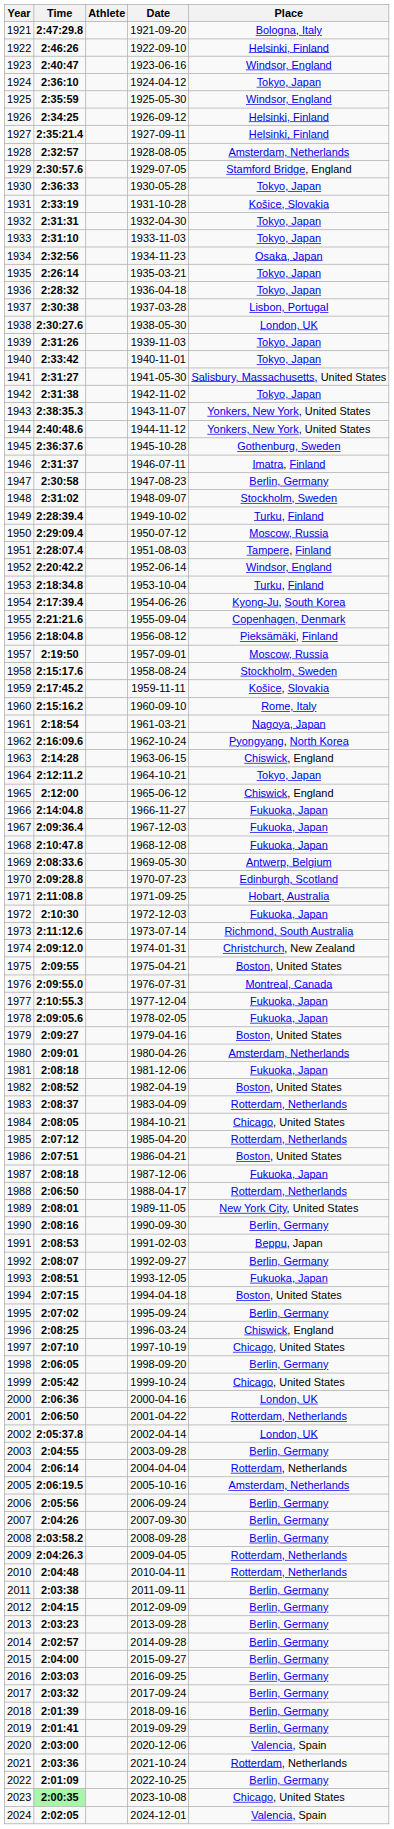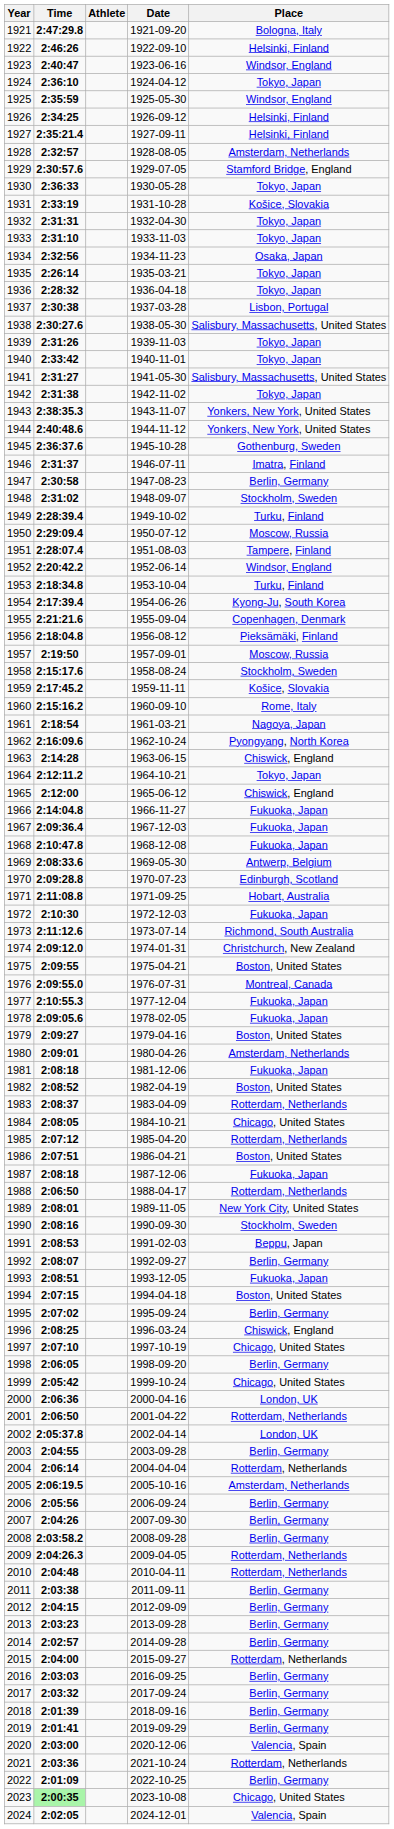(289, 325) London, UK -> (289, 325) Salisbury, Massachusetts, United States
(289, 1226) Berlin, Germany -> (289, 1226) Stockholm, Sweden
(289, 1659) Berlin, Germany -> (289, 1659) Rotterdam, Netherlands
